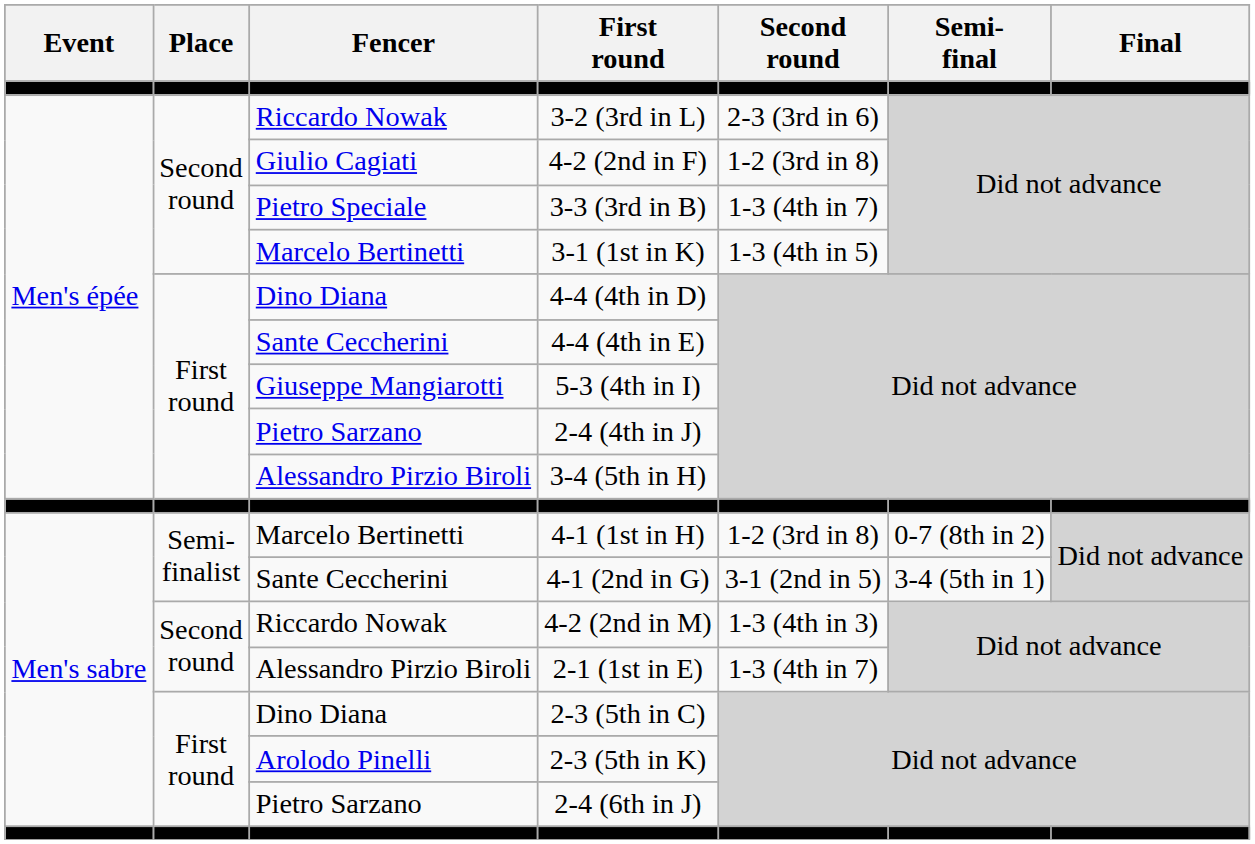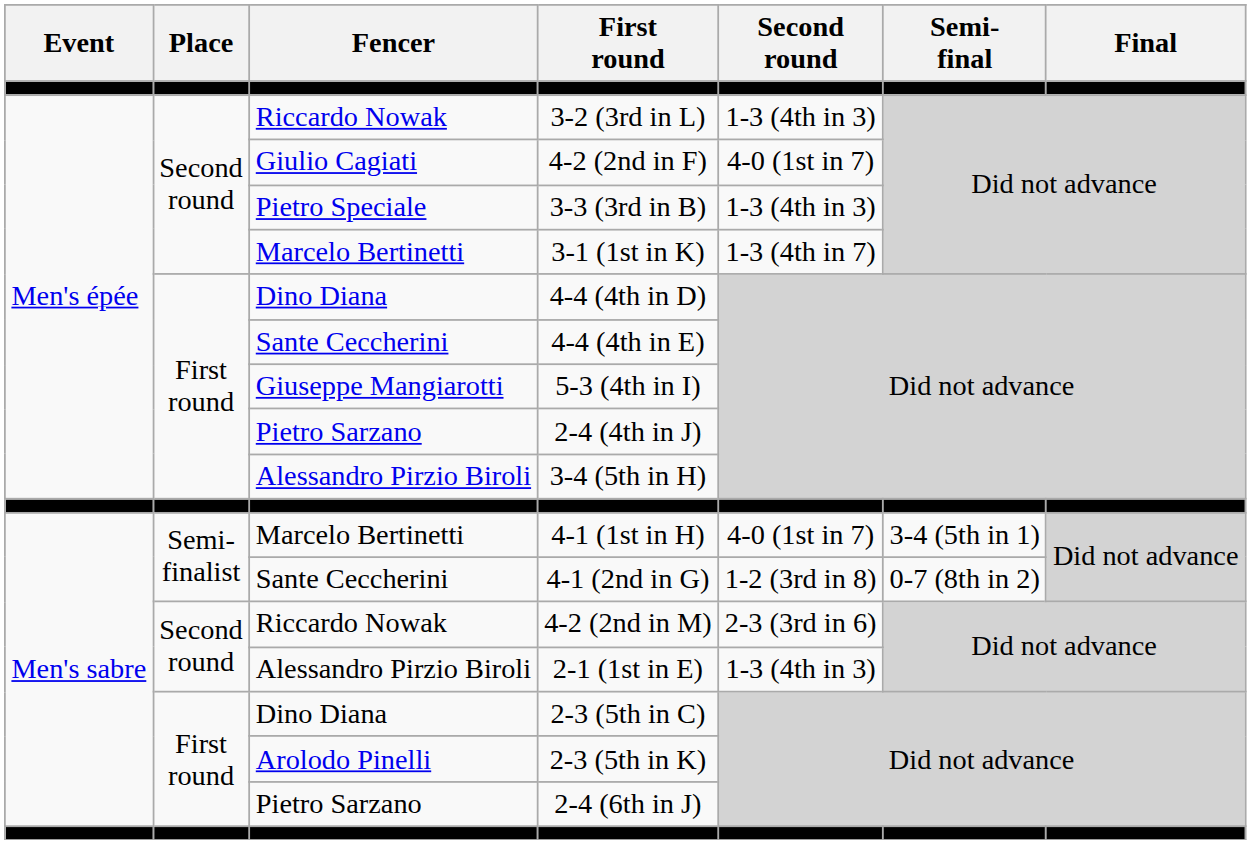(803, 116) 2-3 (3rd in 6) -> (801, 116) 1-3 (4th in 3)
(803, 161) 1-2 (3rd in 8) -> (801, 161) 4-0 (1st in 7)
(803, 206) 1-3 (4th in 7) -> (801, 206) 1-3 (4th in 3)
(803, 251) 1-3 (4th in 5) -> (801, 251) 1-3 (4th in 7)
(803, 534) 1-2 (3rd in 8) -> (801, 534) 4-0 (1st in 7)
(969, 534) 0-7 (8th in 2) -> (965, 534) 3-4 (5th in 1)
(803, 578) 3-1 (2nd in 5) -> (801, 578) 1-2 (3rd in 8)
(969, 578) 3-4 (5th in 1) -> (965, 578) 0-7 (8th in 2)
(803, 623) 1-3 (4th in 3) -> (801, 623) 2-3 (3rd in 6)
(803, 668) 1-3 (4th in 7) -> (801, 668) 1-3 (4th in 3)
